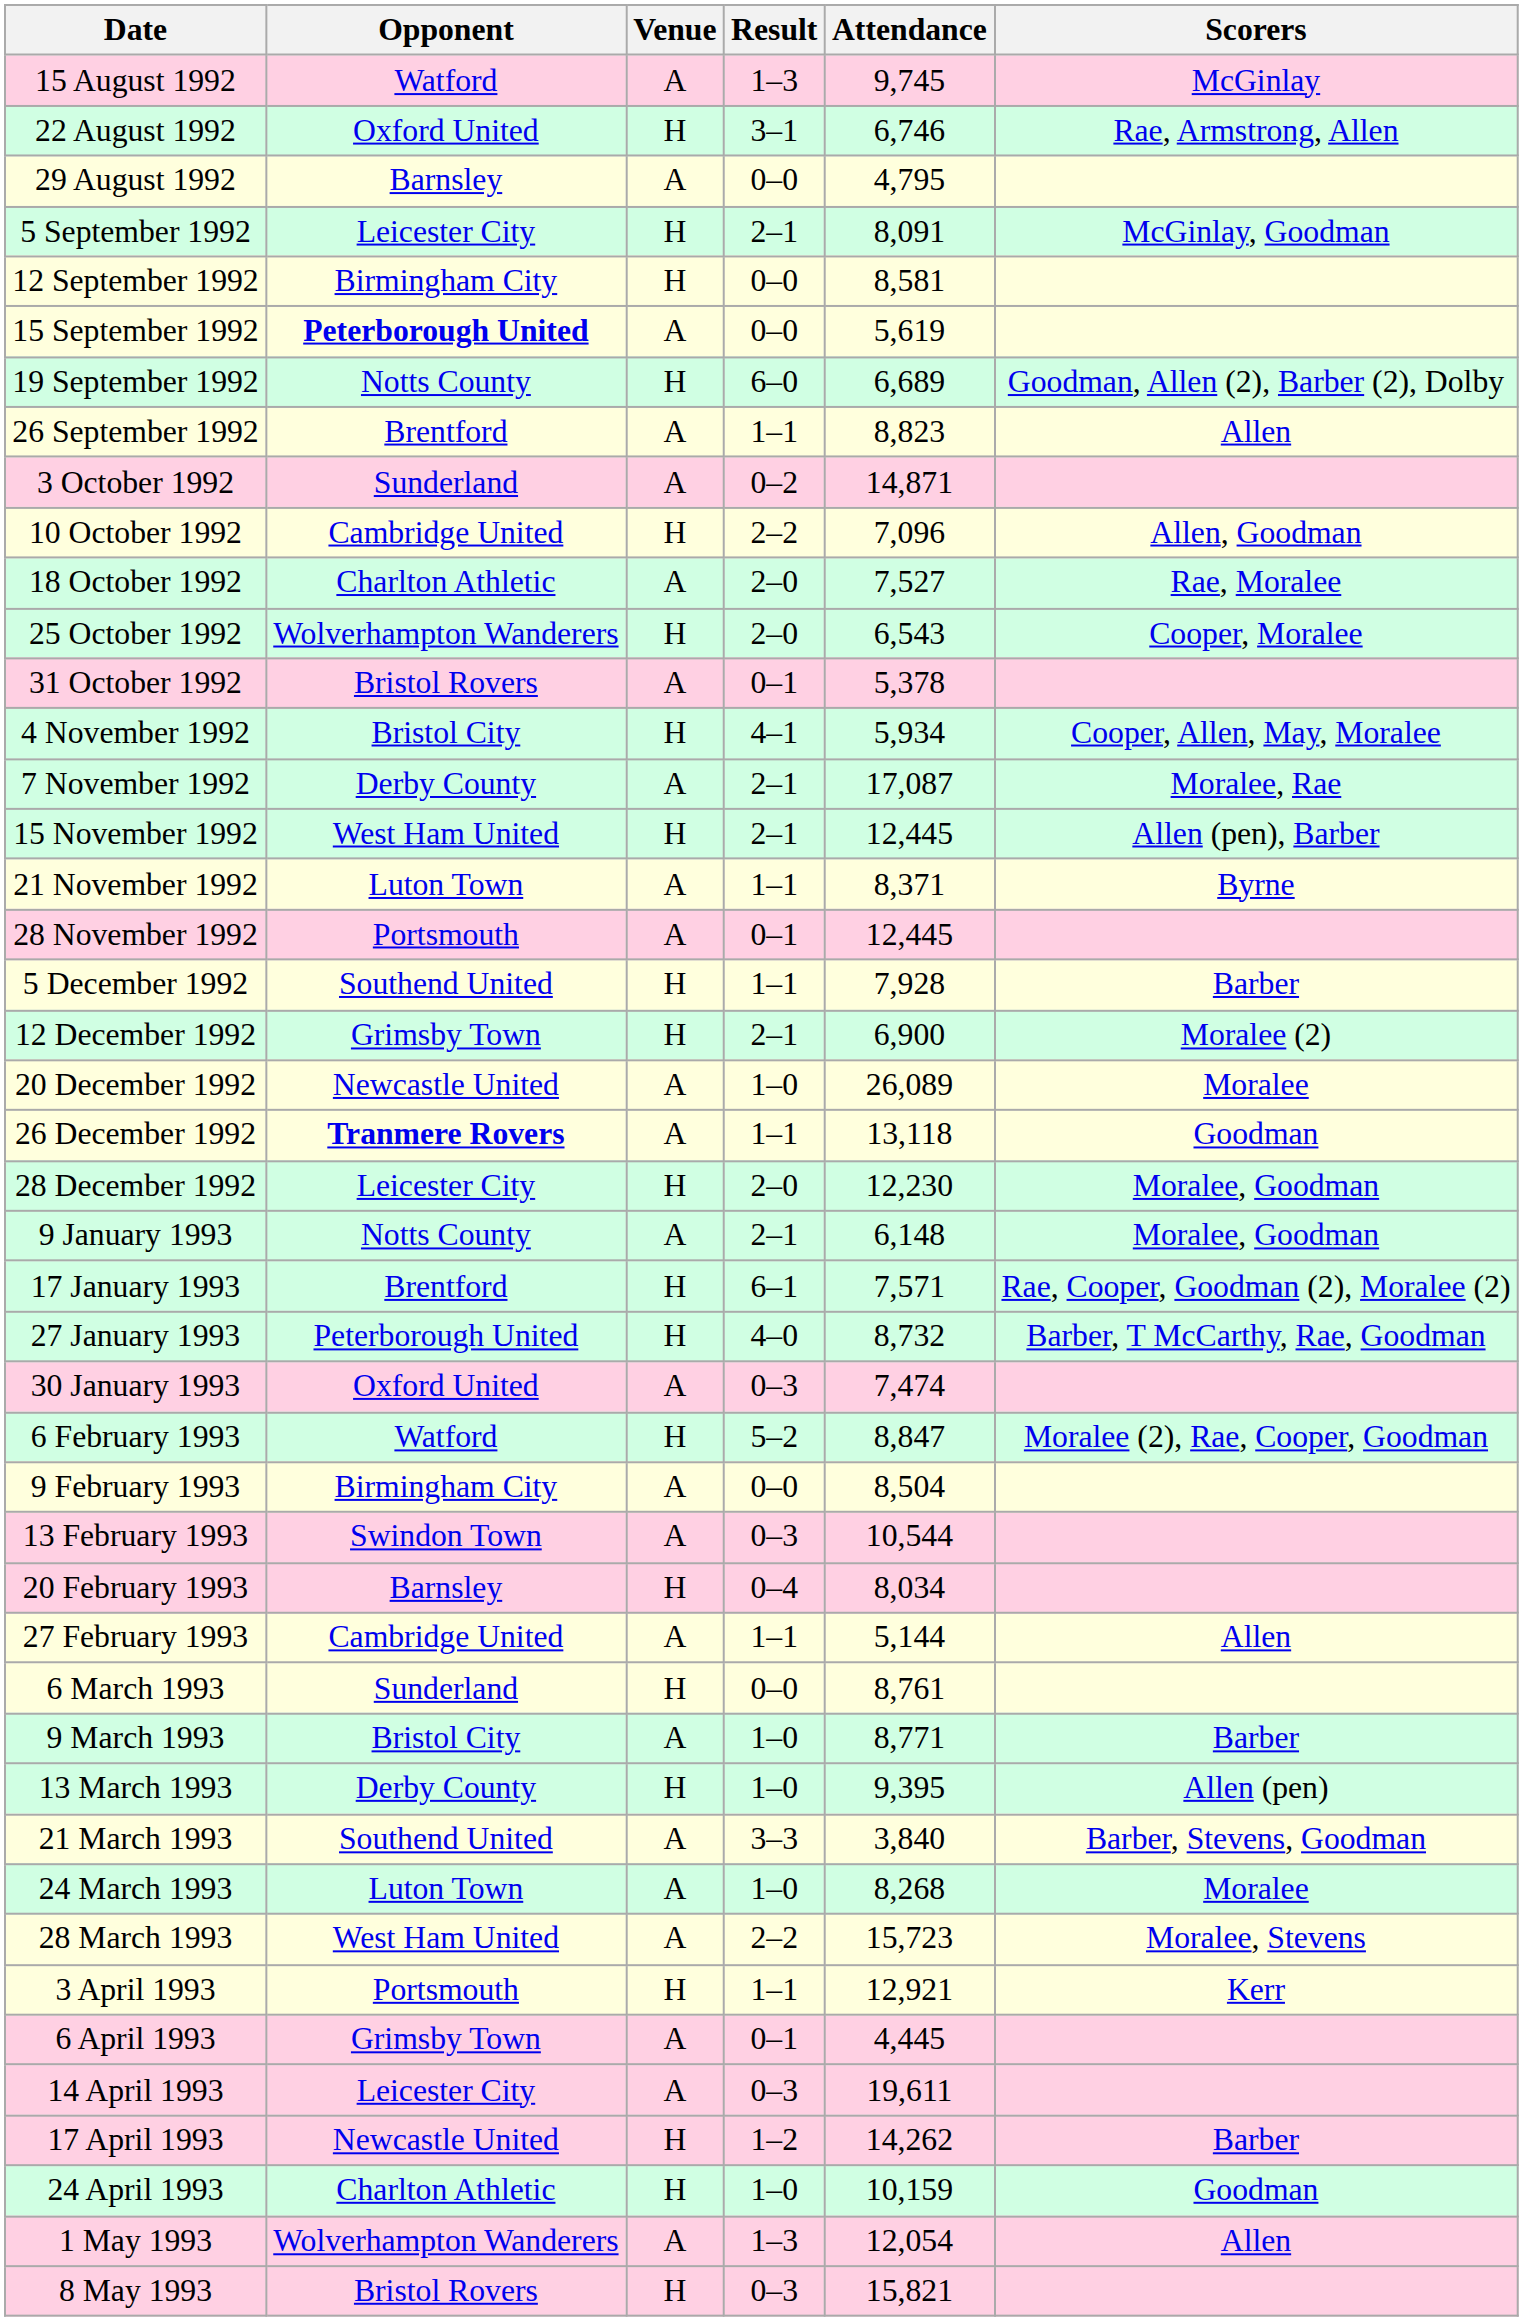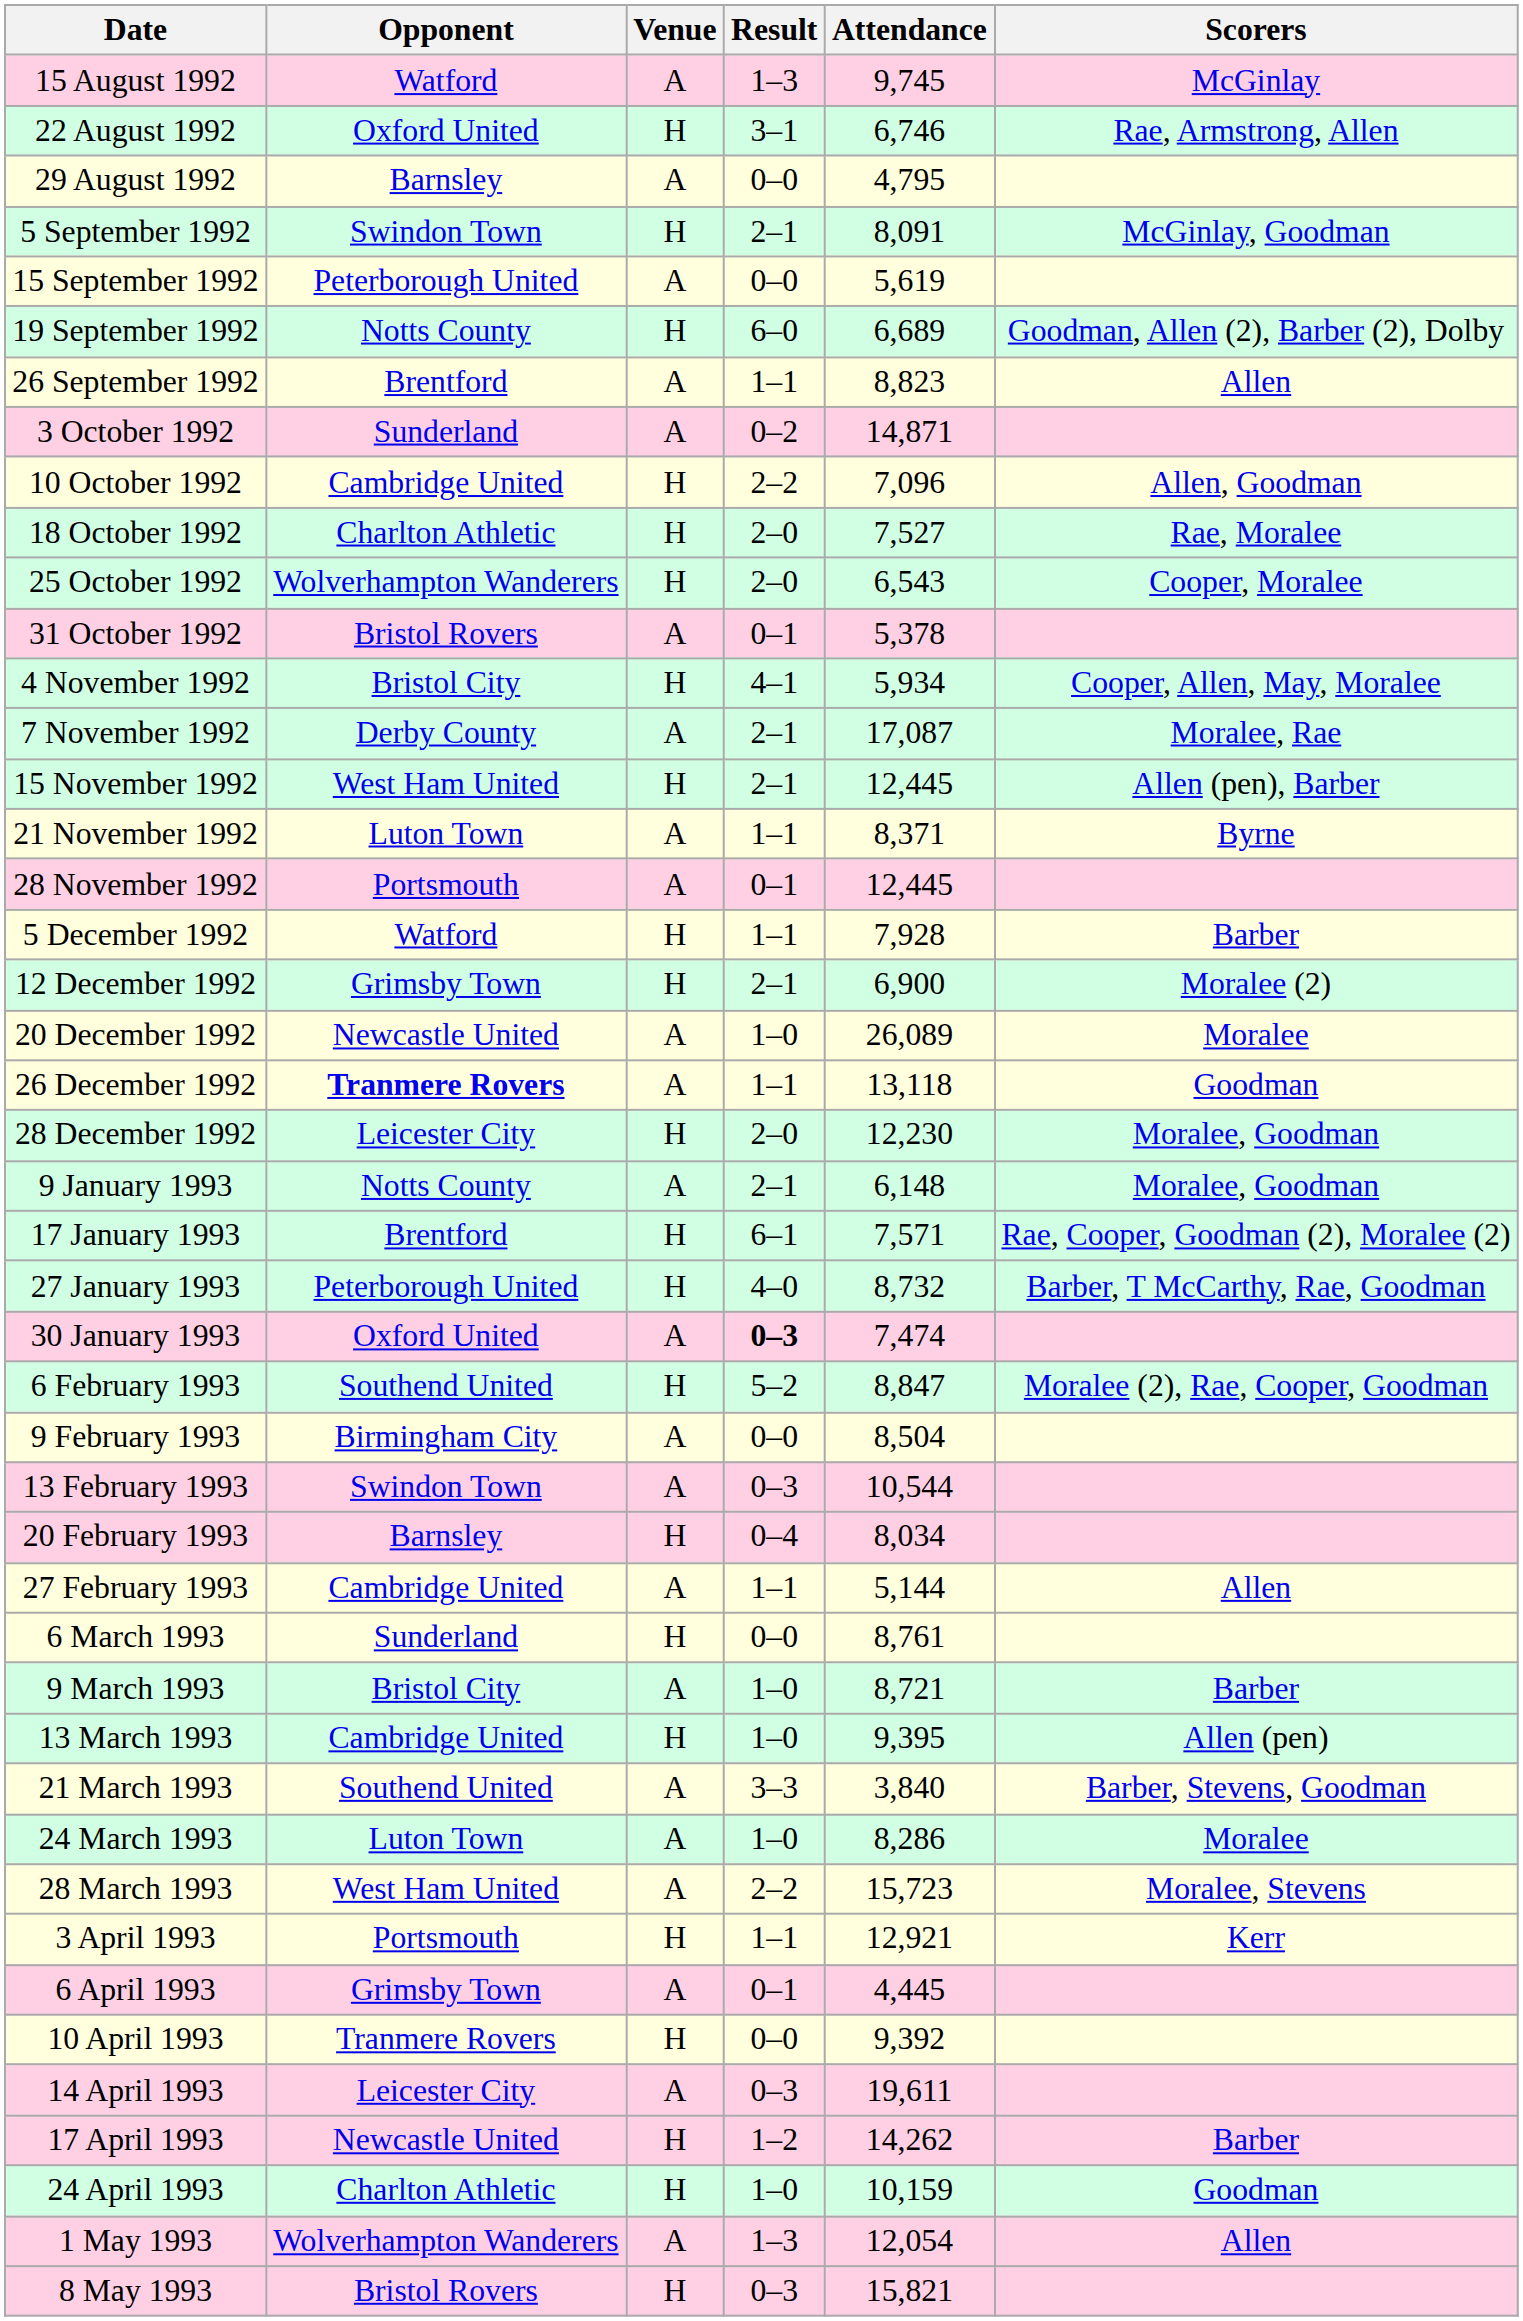(446, 230) Leicester City -> (446, 230) Swindon Town
- row: (135, 280)
(446, 331) bold -> (446, 280) normal
(675, 582) A -> (675, 532) H
(446, 984) Southend United -> (446, 933) Watford
(774, 1386) normal -> (774, 1335) bold
(446, 1436) Watford -> (446, 1386) Southend United
(909, 1737) 8,771 -> (909, 1687) 8,721
(446, 1788) Derby County -> (446, 1737) Cambridge United
(909, 1888) 8,268 -> (909, 1838) 8,286
+ row: (135, 2039)
